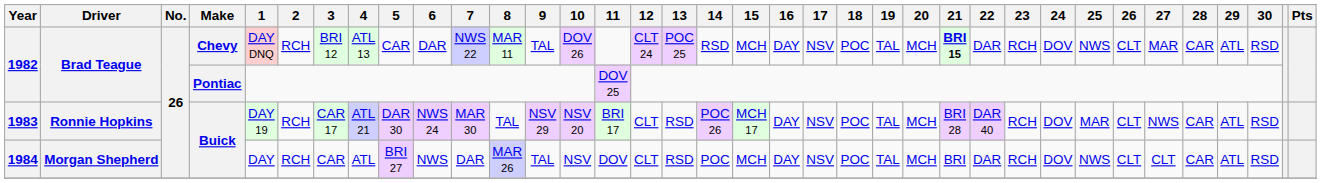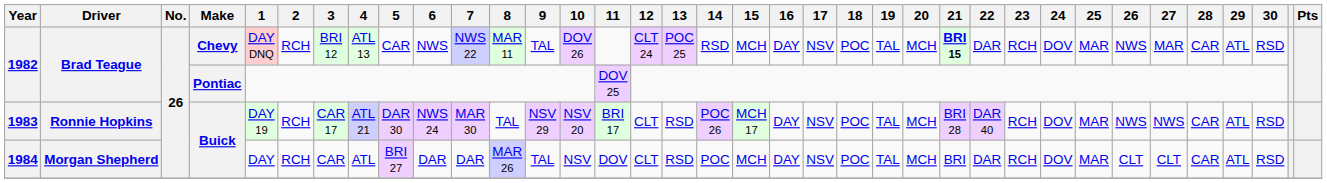(432, 46) DAR -> (432, 46) NWS
(1095, 46) NWS -> (1094, 46) MAR
(1129, 46) CLT -> (1131, 46) NWS
(1129, 121) CLT -> (1131, 121) NWS
(432, 159) NWS -> (432, 159) DAR
(1095, 159) NWS -> (1094, 159) MAR
